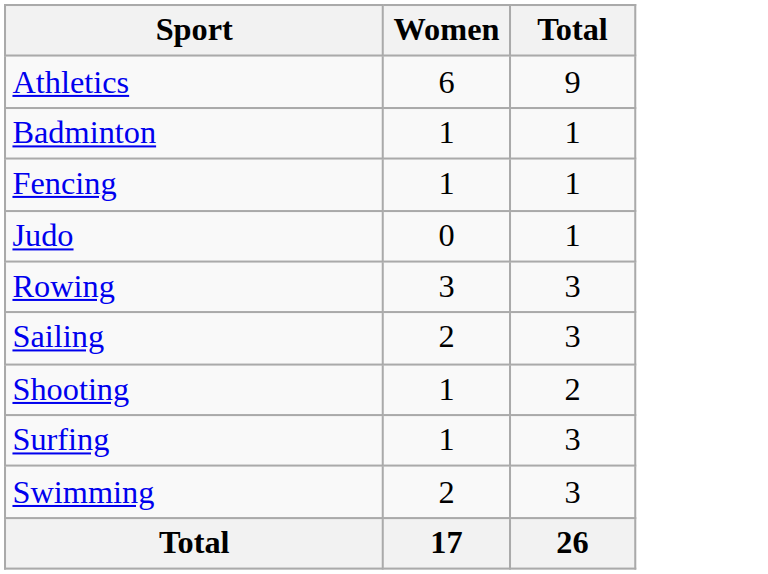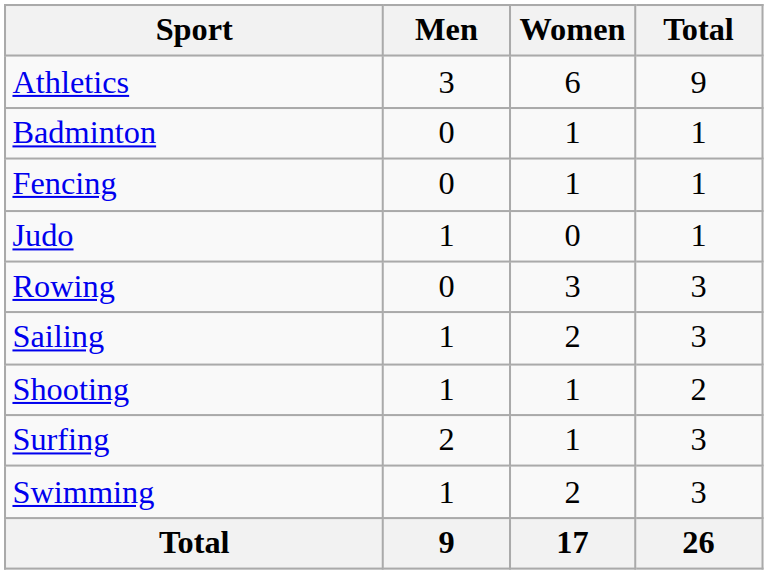+ column: (446, 30)
